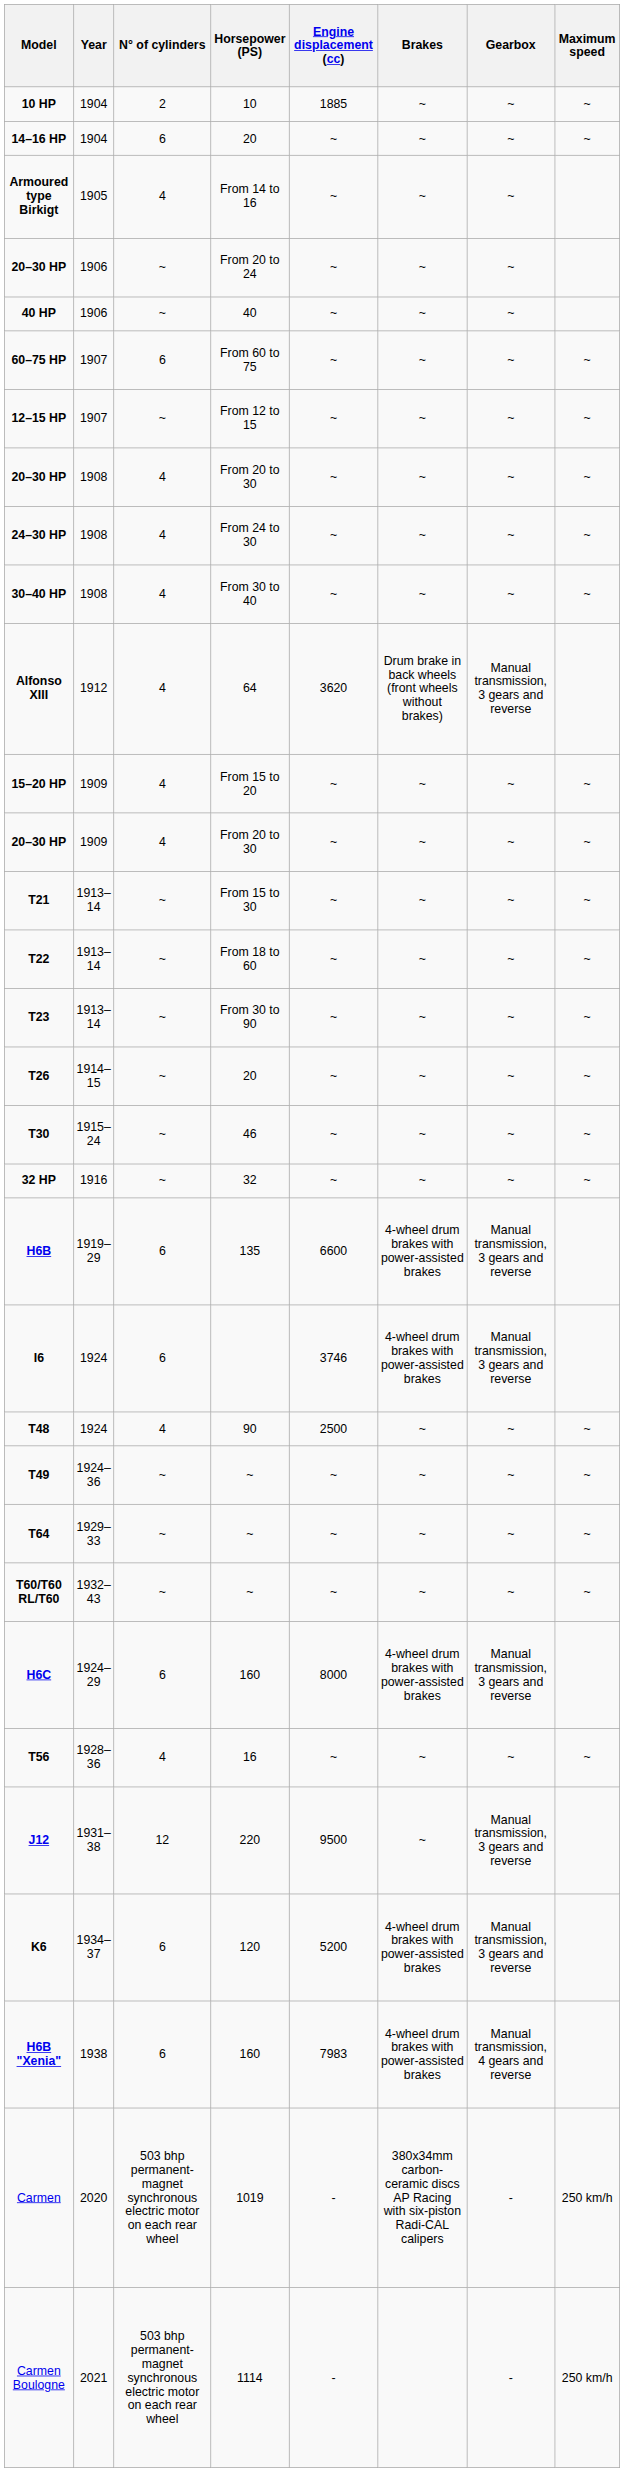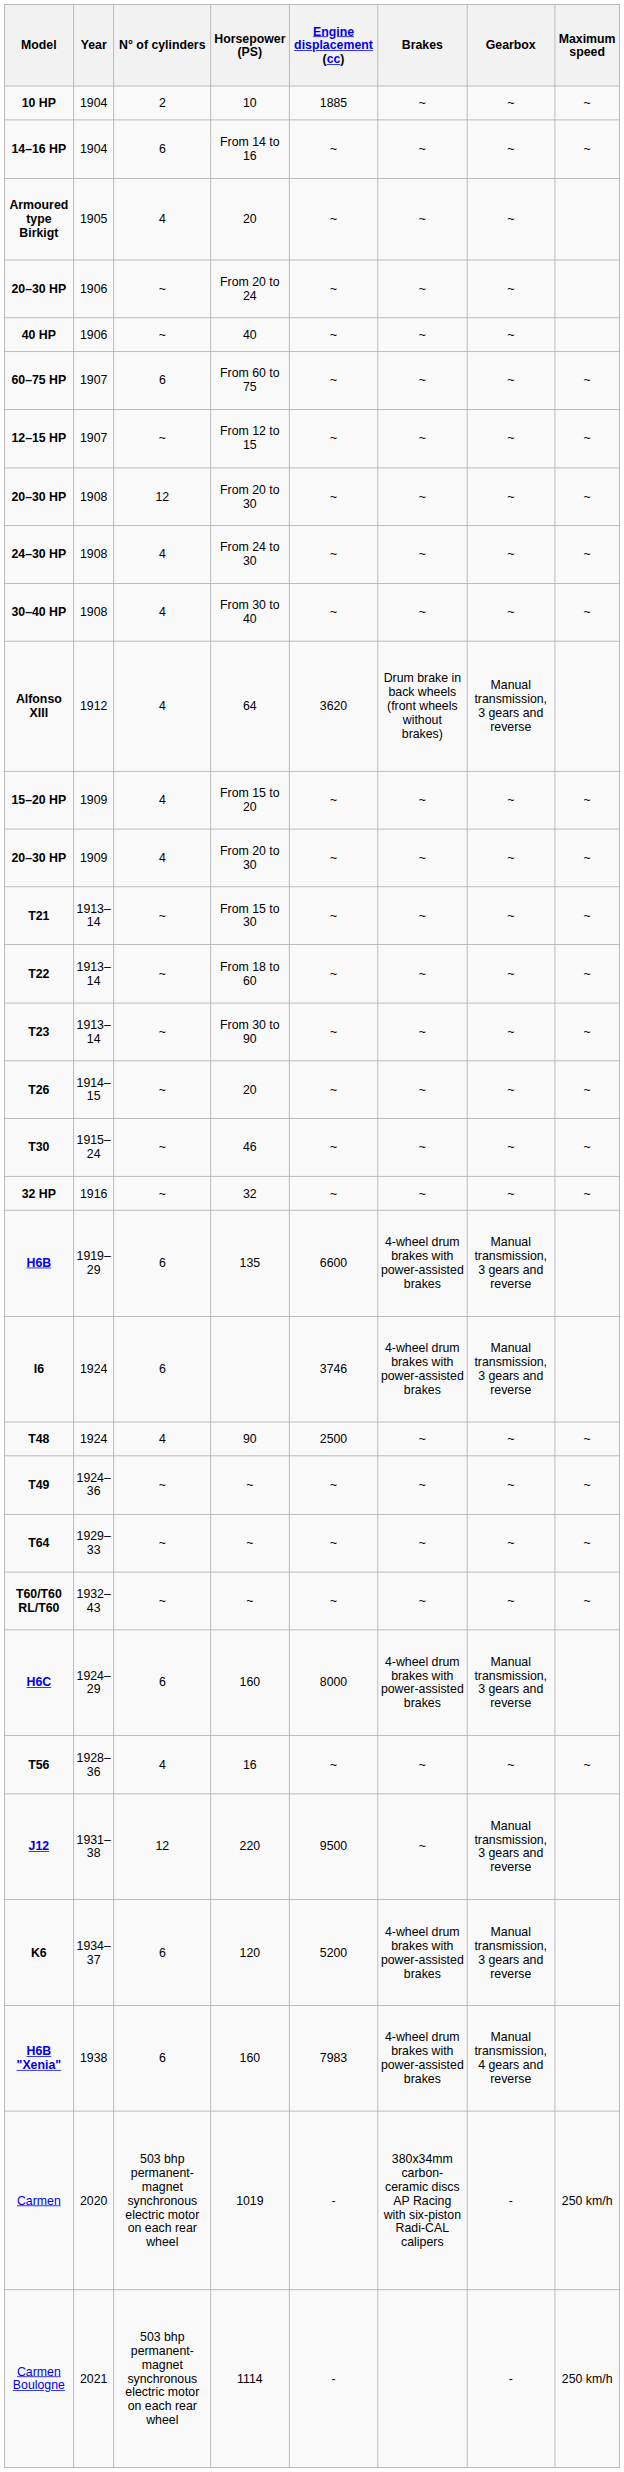(250, 138) 20 -> (250, 149) From 14 to 16
(250, 196) From 14 to 16 -> (250, 219) 20
(162, 477) 4 -> (162, 496) 12
